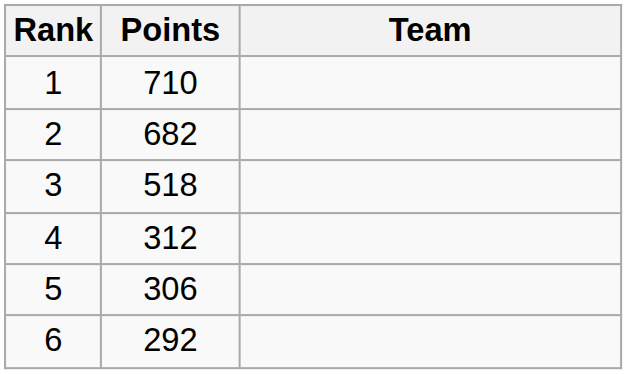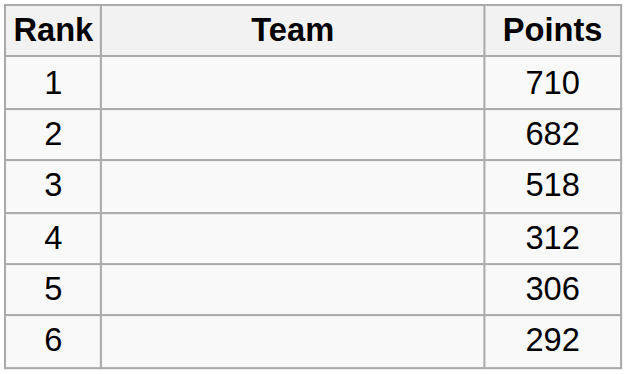columns swapped: (430, 30) <-> (170, 30)
